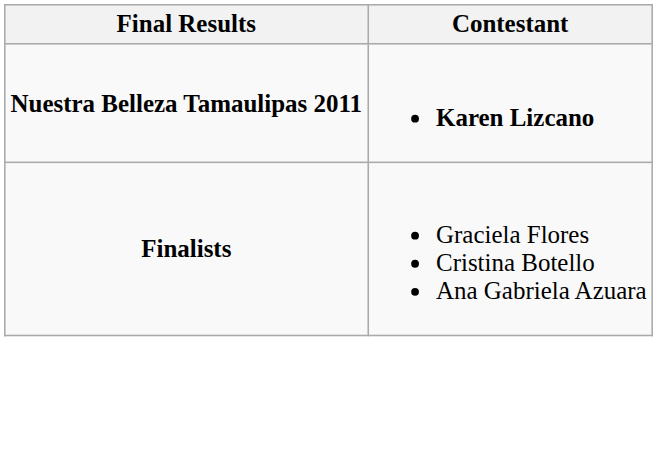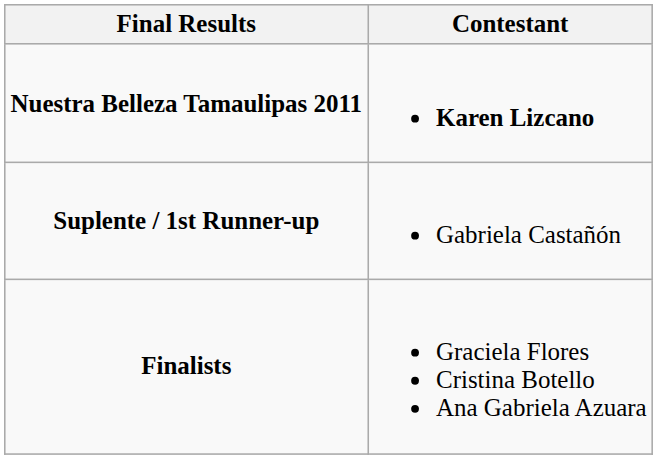+ row: (186, 220)
